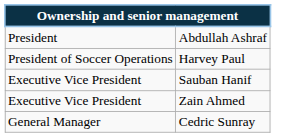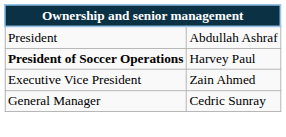(90, 58) normal -> (96, 58) bold
- row: (215, 79)
